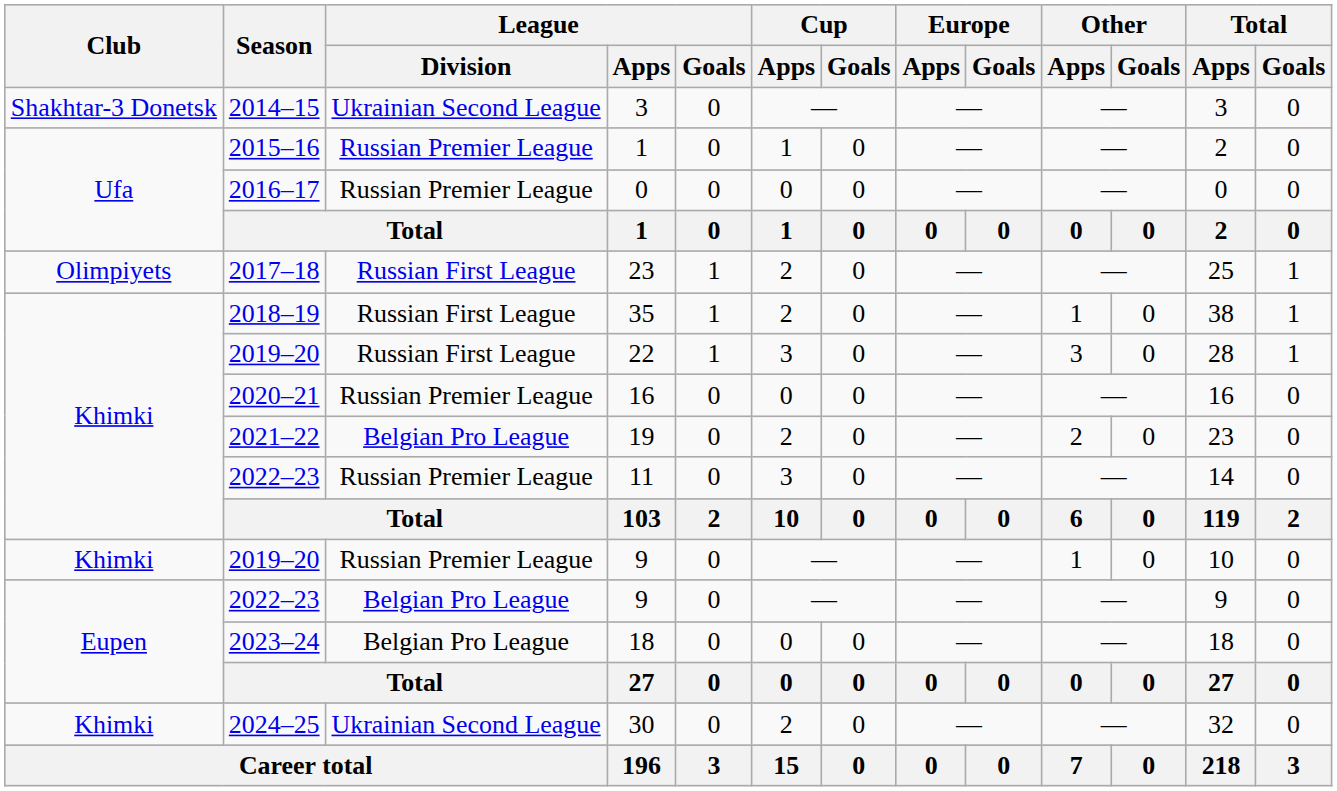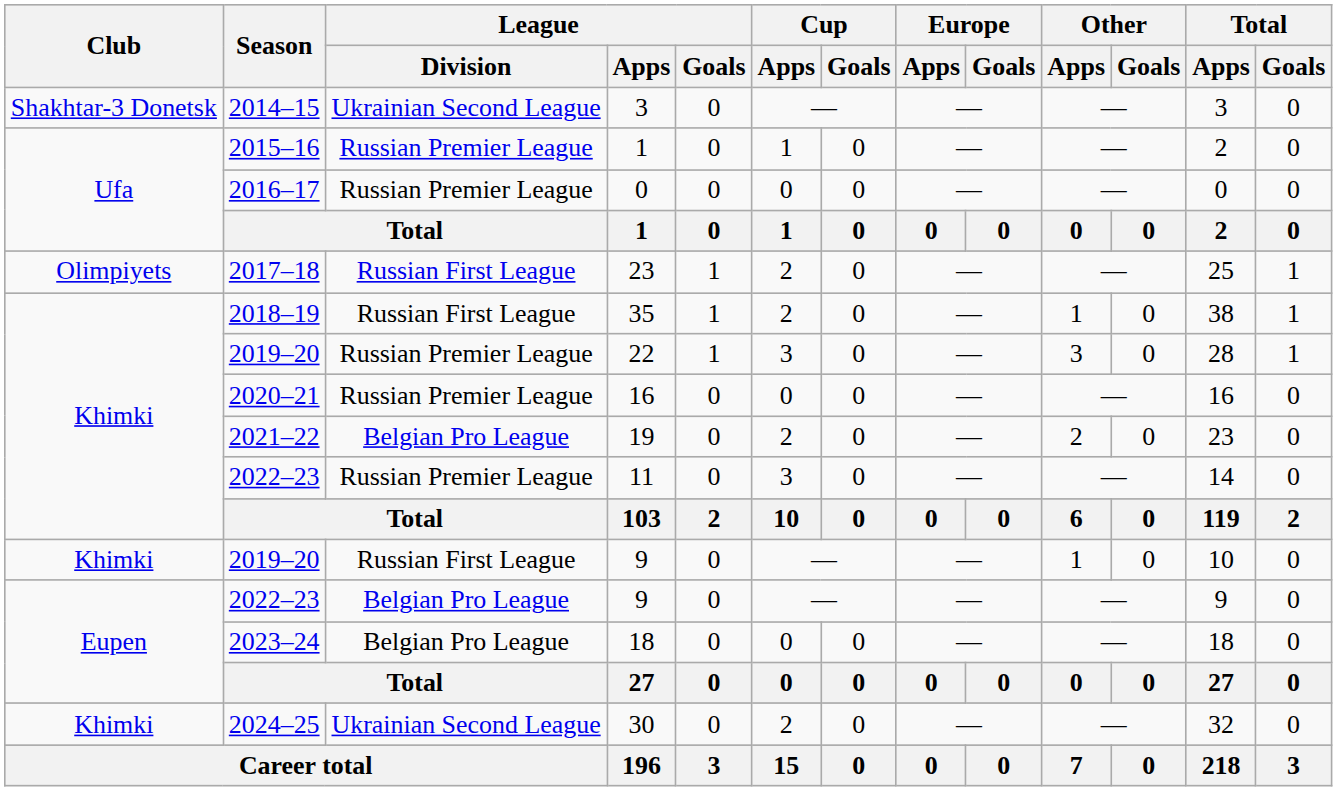(466, 353) Russian First League -> (466, 353) Russian Premier League
(466, 559) Russian Premier League -> (466, 559) Russian First League
